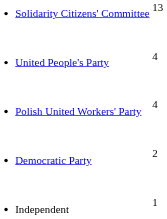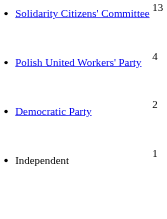- row: (69, 62)
